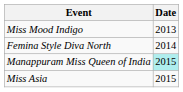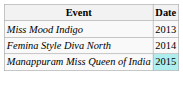- row: (27, 78)
